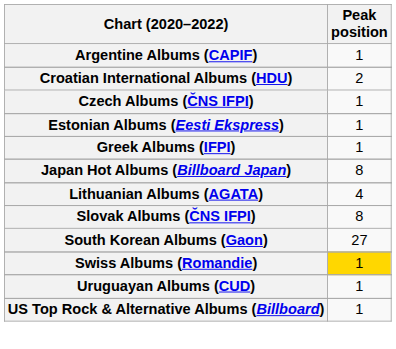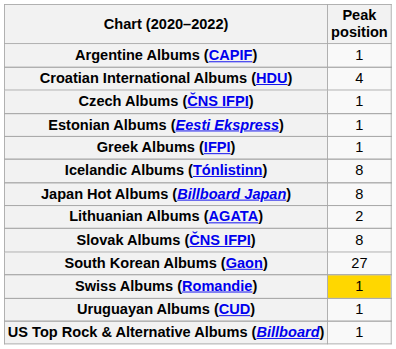(359, 78) 2 -> (359, 78) 4
+ row: (166, 170)
(359, 194) 4 -> (359, 217) 2
